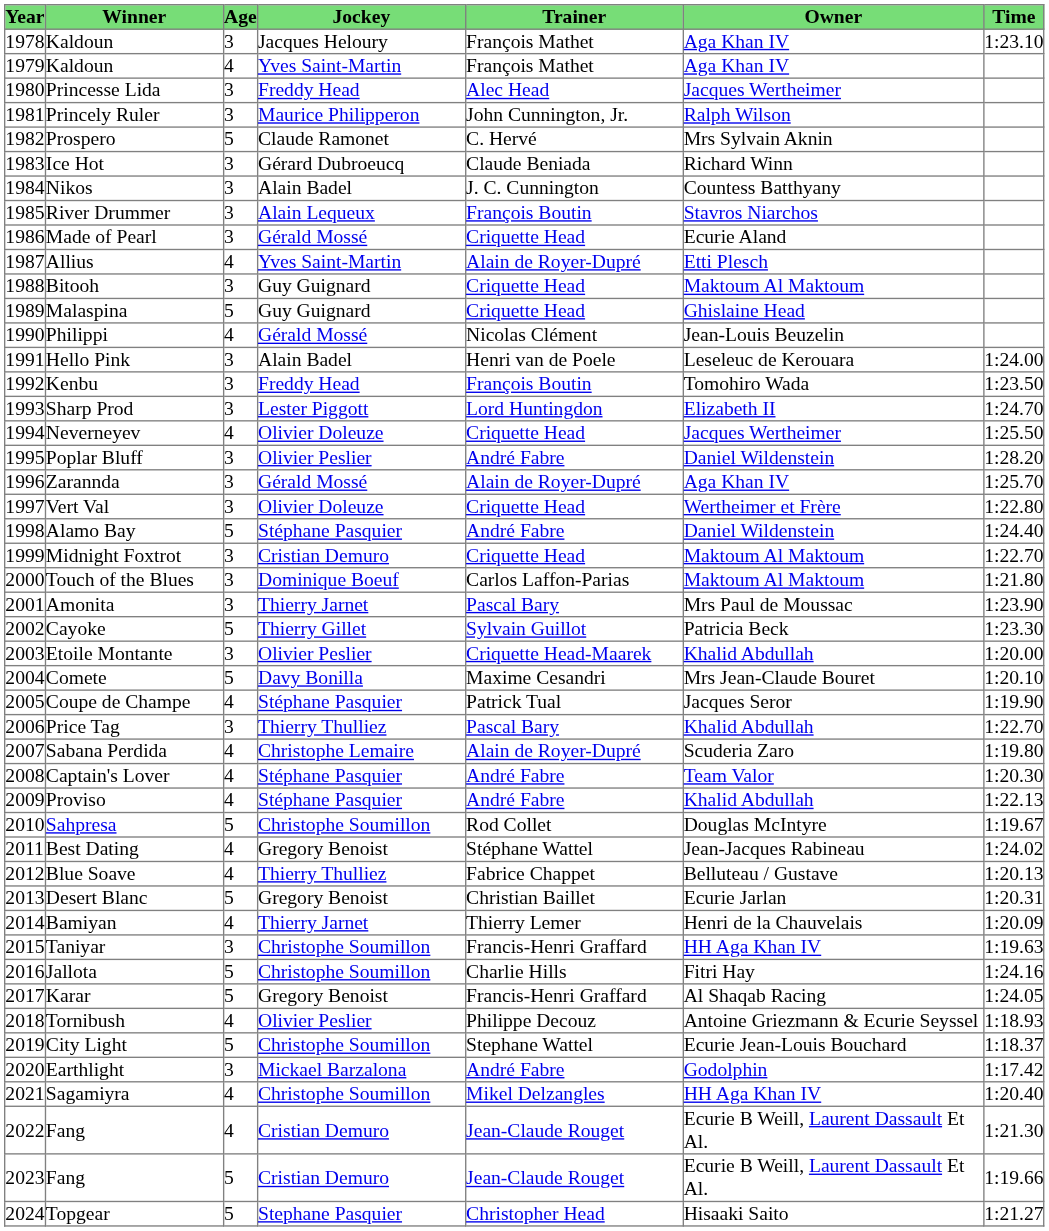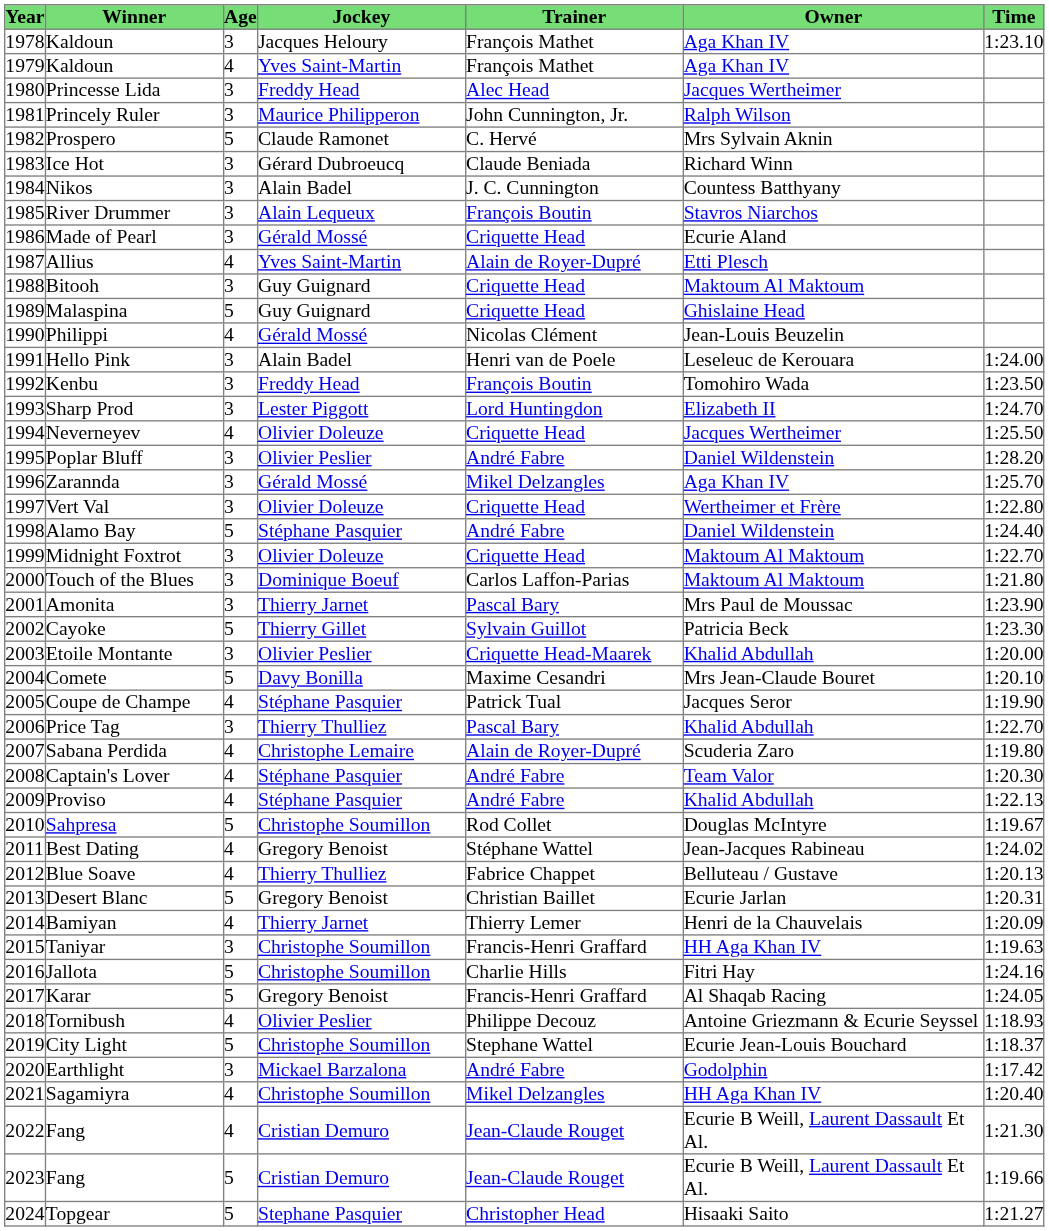(553, 481) Alain de Royer-Dupré -> (535, 481) Mikel Delzangles
(324, 555) Cristian Demuro -> (321, 555) Olivier Doleuze
